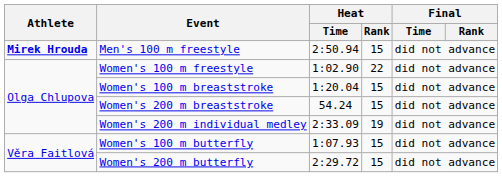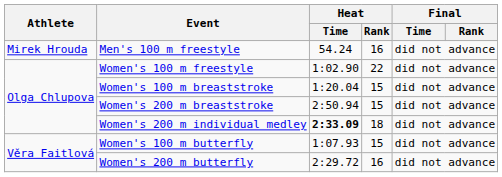(47, 50) bold -> (47, 50) normal
(335, 50) 2:50.94 -> (335, 50) 54.24
(377, 50) 15 -> (377, 50) 16
(335, 106) 54.24 -> (335, 106) 2:50.94
(335, 124) normal -> (335, 124) bold
(377, 124) 19 -> (377, 124) 18
(377, 162) 15 -> (377, 162) 16
